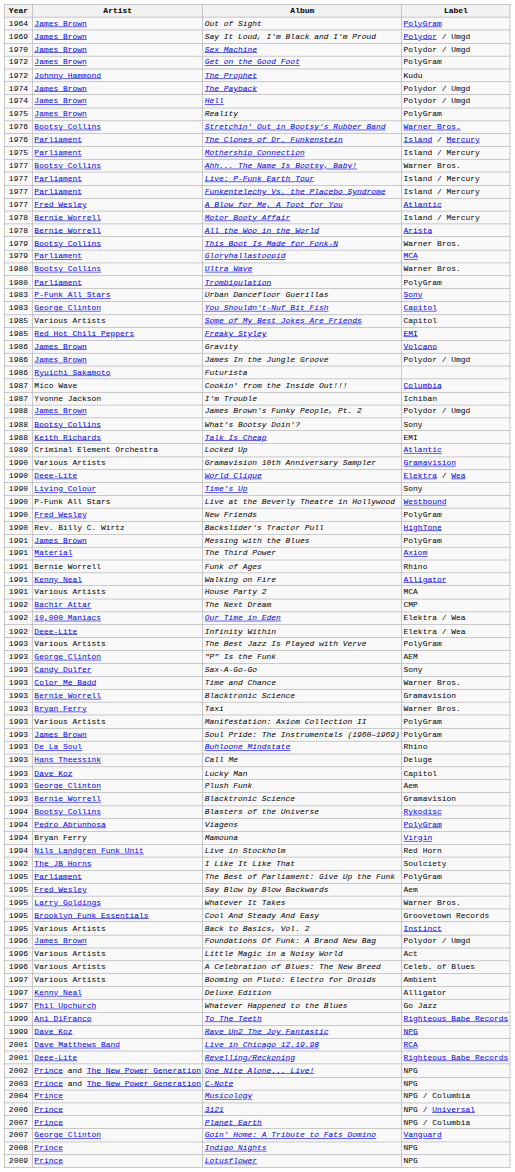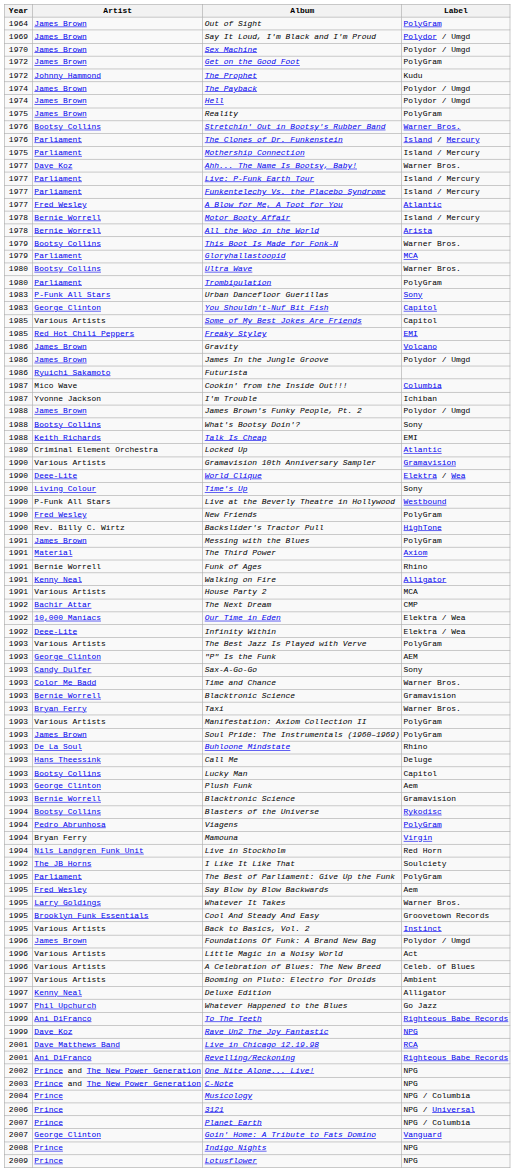(68, 166) Bootsy Collins -> (53, 166) Dave Koz
(53, 773) Dave Koz -> (68, 773) Bootsy Collins
(56, 1058) Deee-Lite -> (63, 1058) Ani DiFranco
